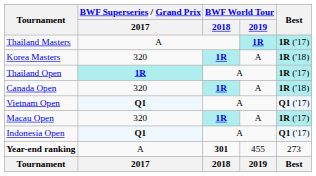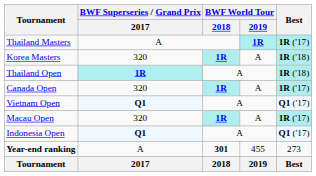(294, 73) 1R ('17) -> (294, 73) 1R ('18)
(294, 88) 1R ('18) -> (294, 88) 1R ('17)
